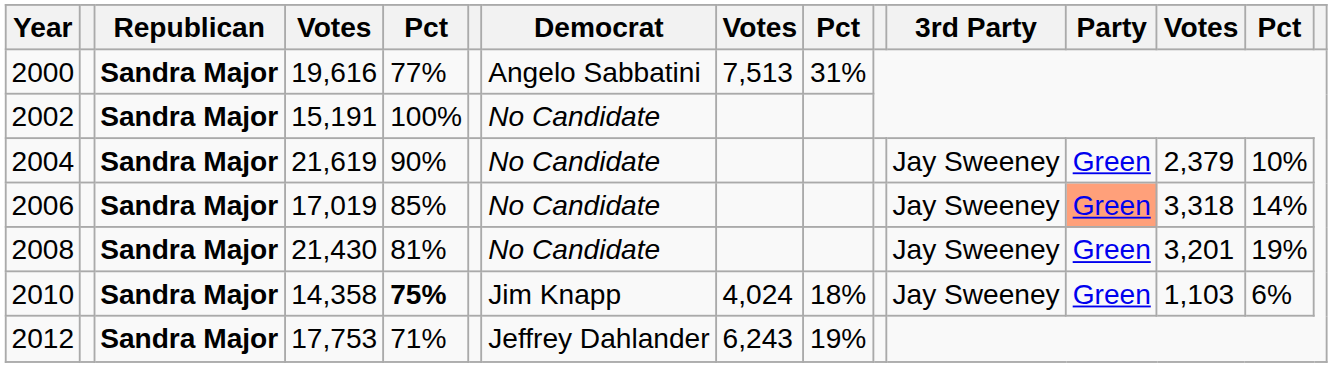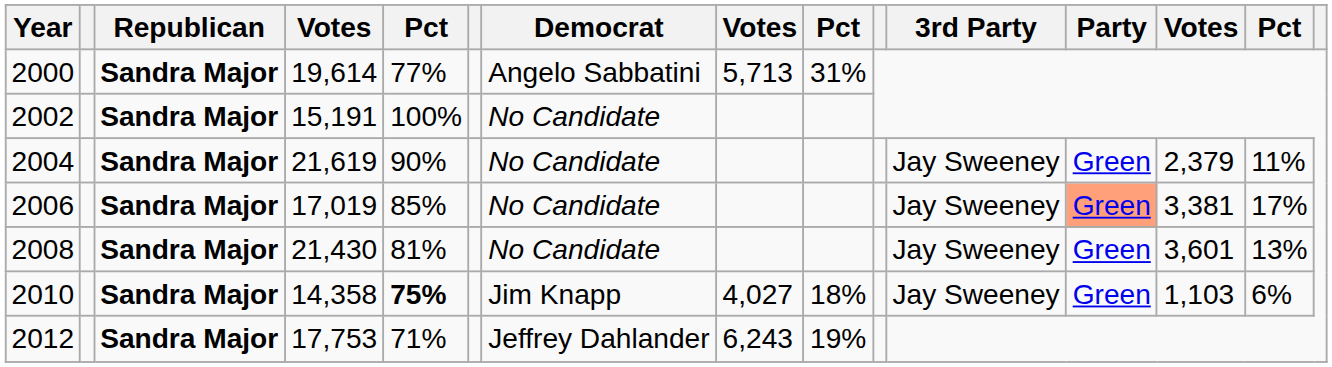(334, 72) 19,616 -> (334, 72) 19,614
(758, 72) 7,513 -> (758, 72) 5,713
(1279, 161) 10% -> (1278, 161) 11%
(1199, 205) 3,318 -> (1199, 205) 3,381
(1279, 205) 14% -> (1279, 205) 17%
(1199, 250) 3,201 -> (1199, 250) 3,601
(1279, 250) 19% -> (1279, 250) 13%
(758, 294) 4,024 -> (758, 294) 4,027
